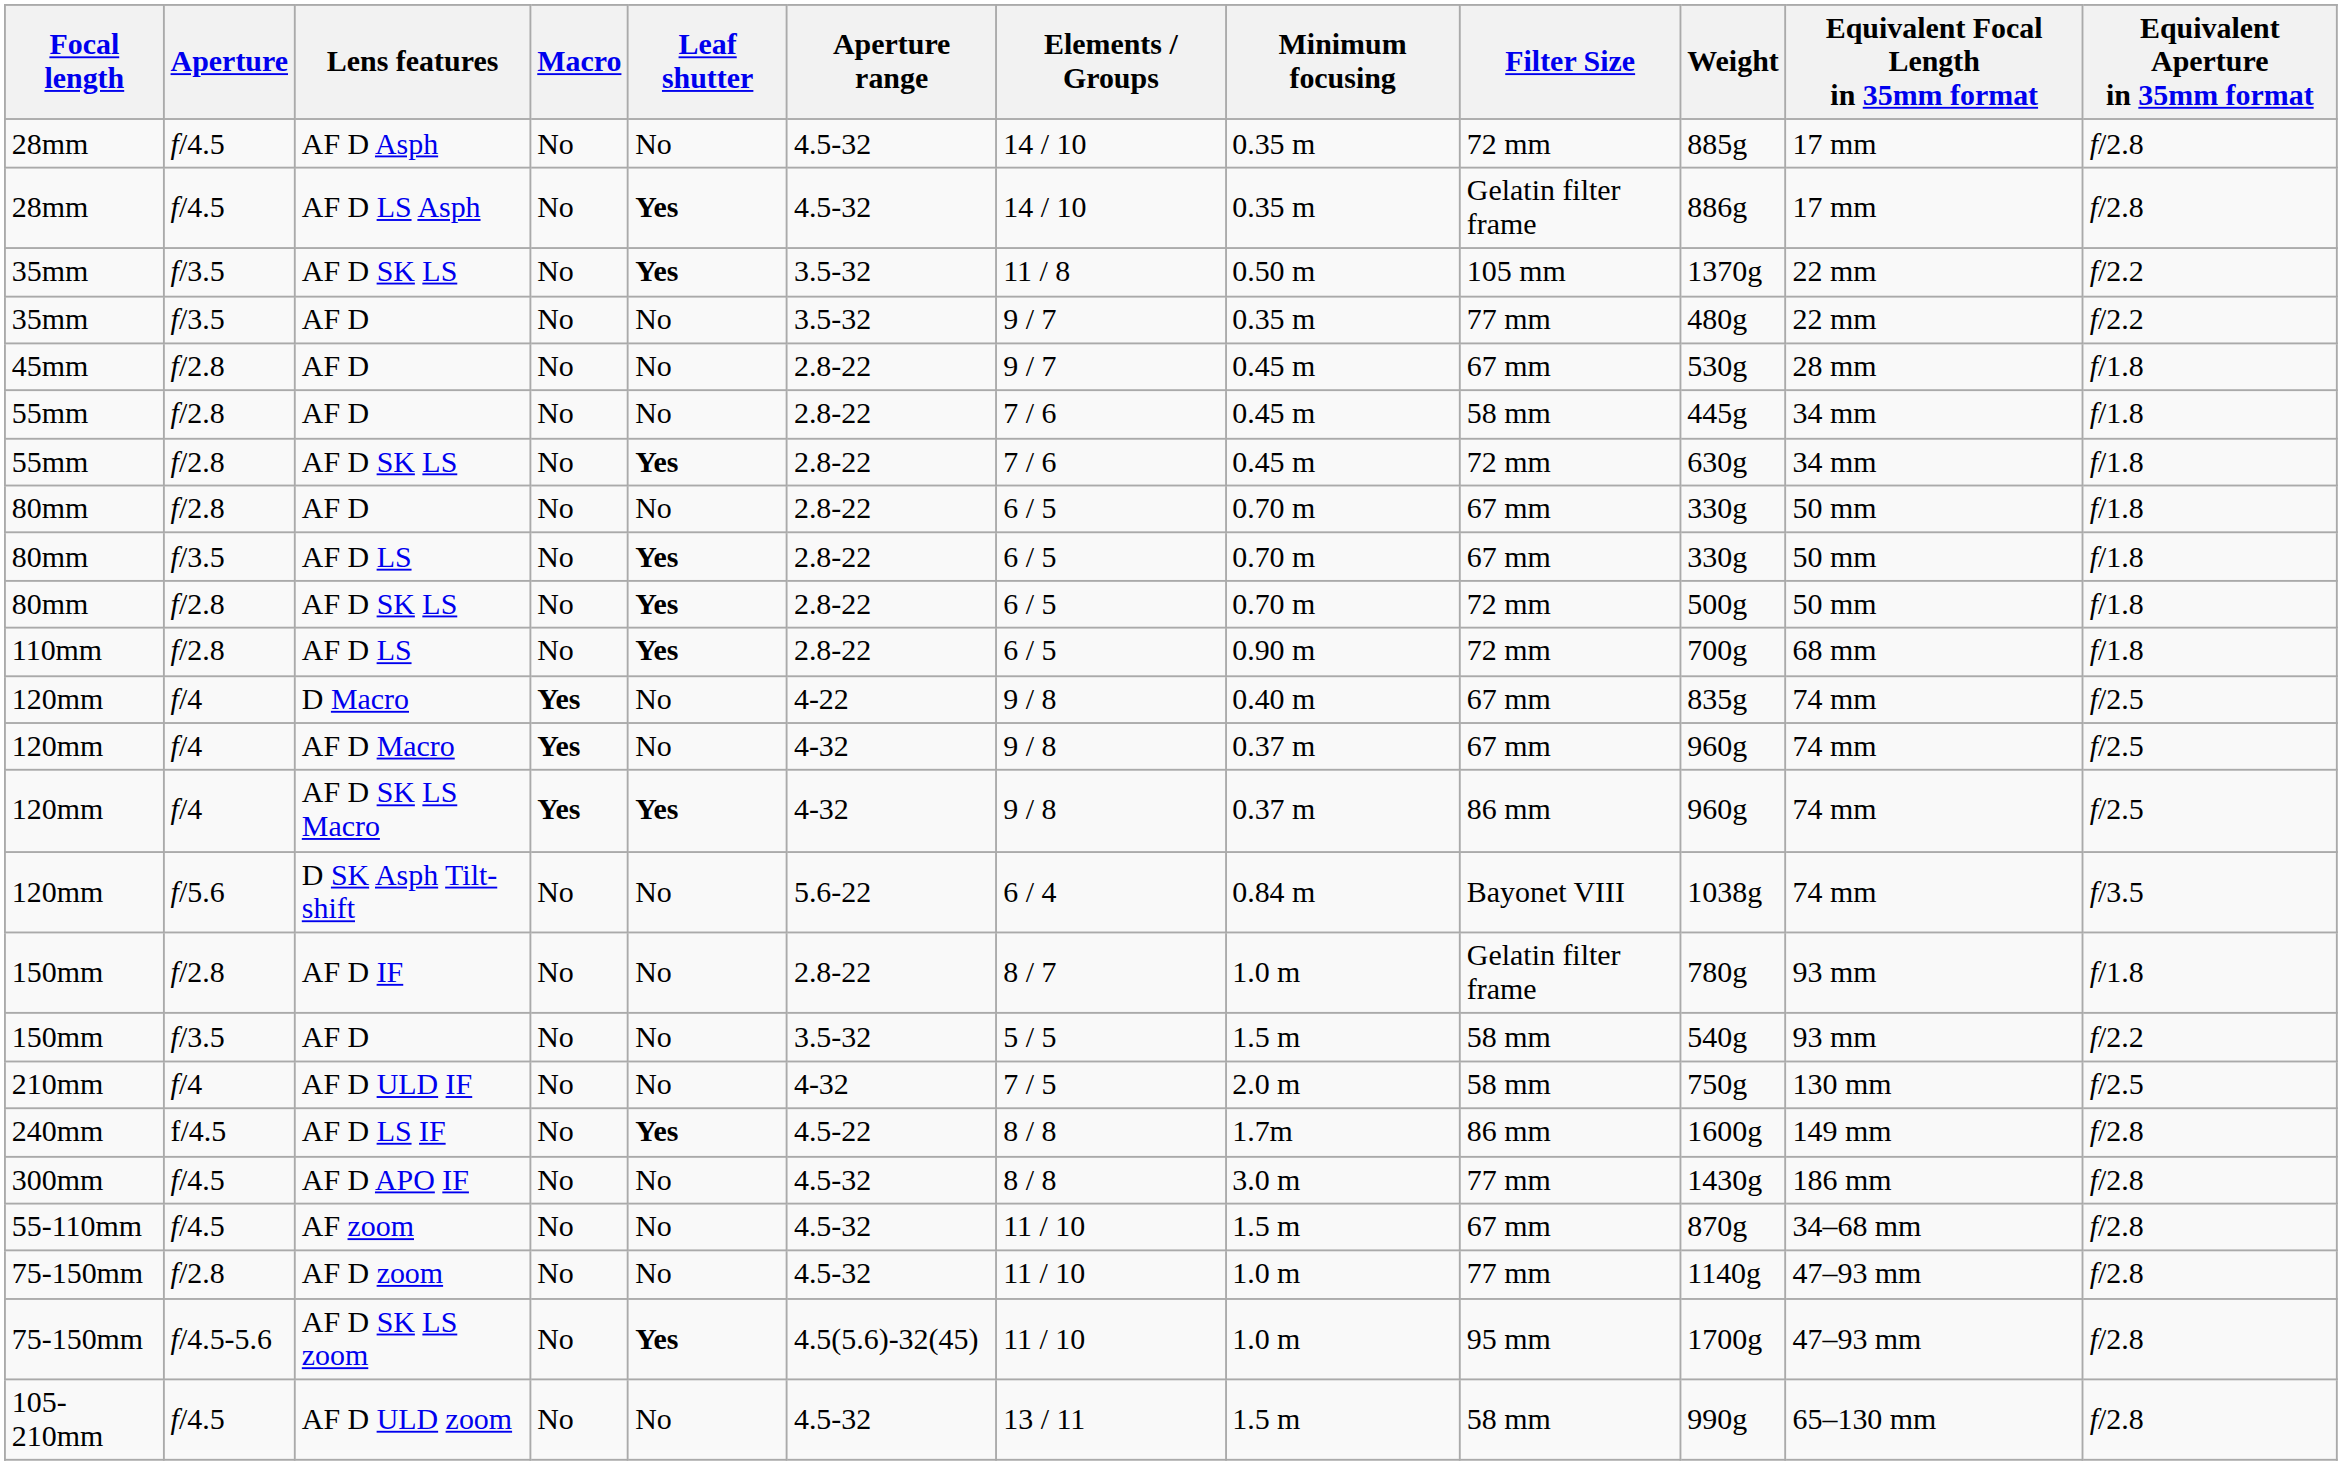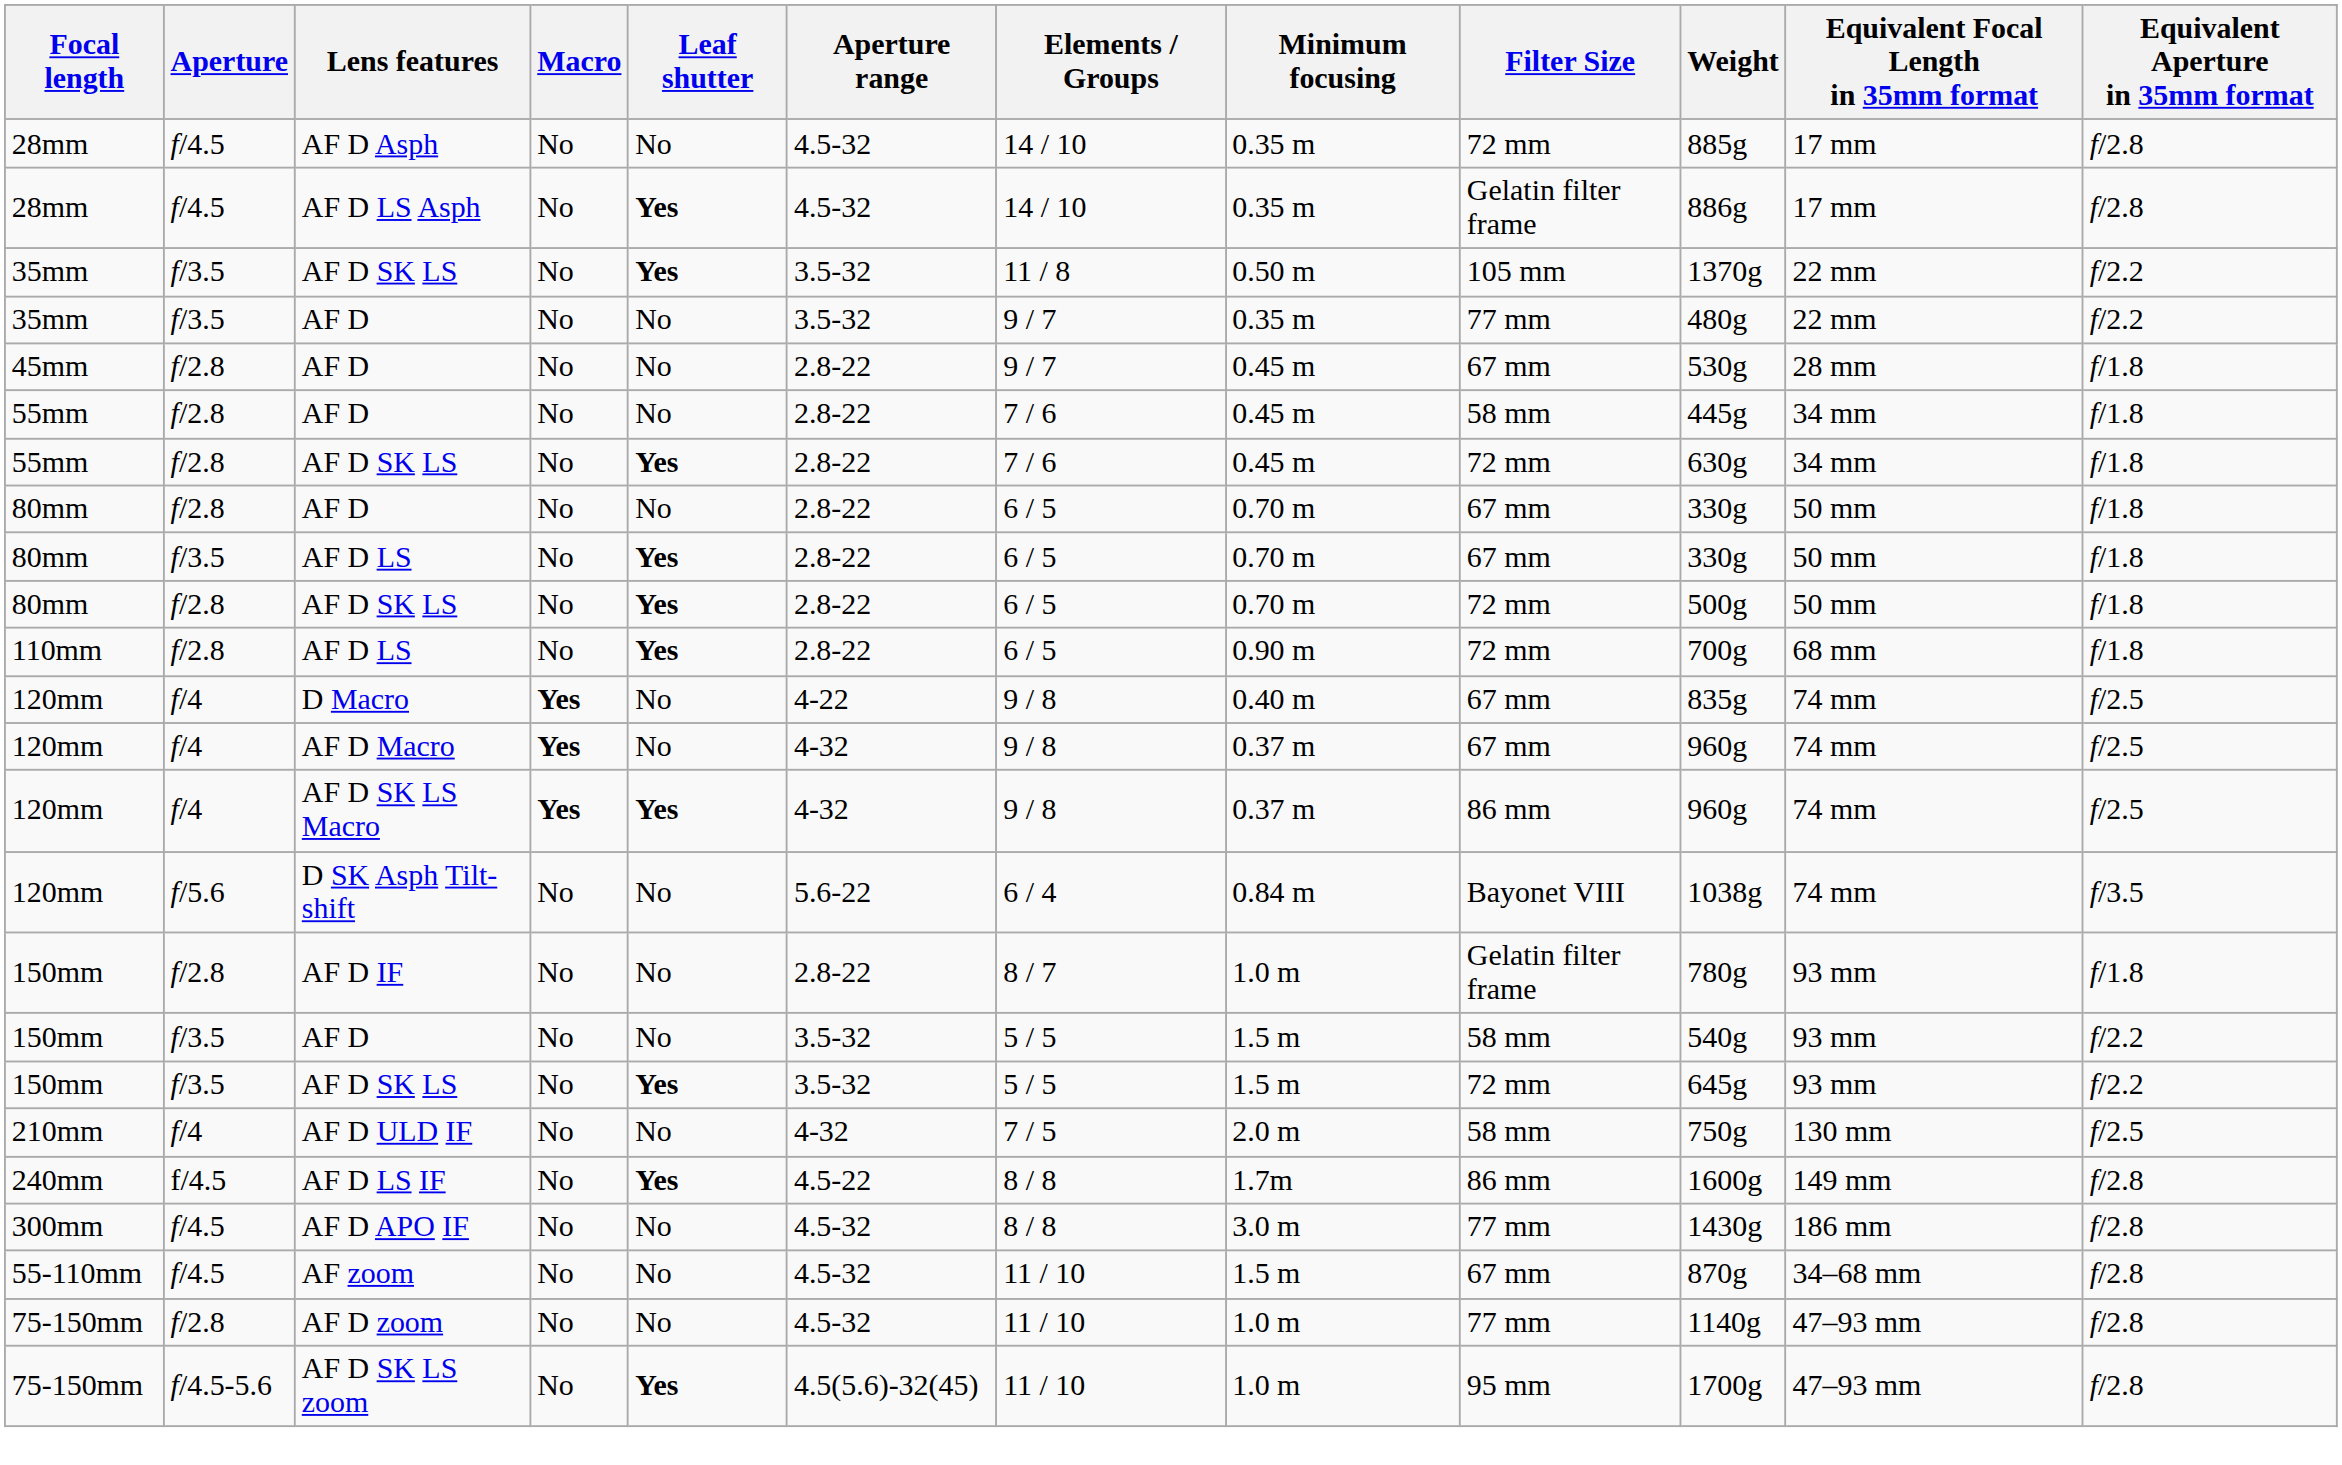+ row: (58, 1084)
- row: (58, 1419)
